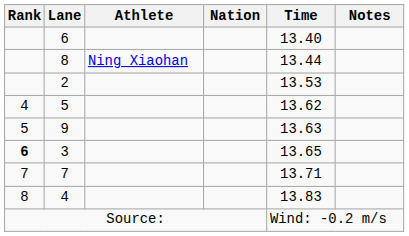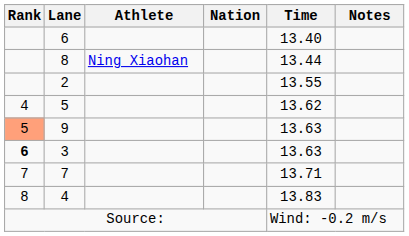(301, 84) 13.53 -> (301, 84) 13.55
(25, 129) no background -> (25, 129) lightsalmon background
(301, 152) 13.65 -> (301, 152) 13.63
